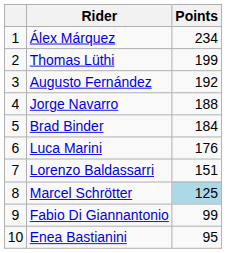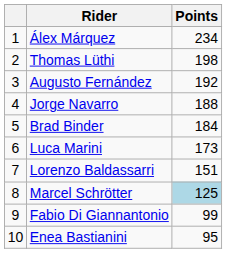(206, 60) 199 -> (206, 60) 198
(206, 149) 176 -> (206, 149) 173
